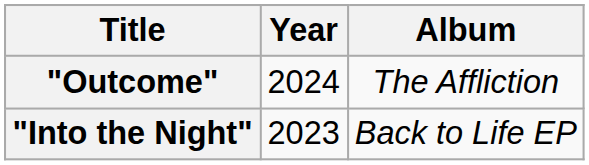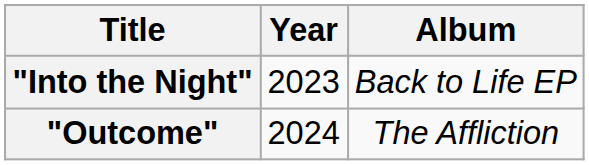rows swapped: (133, 133) <-> (133, 81)
